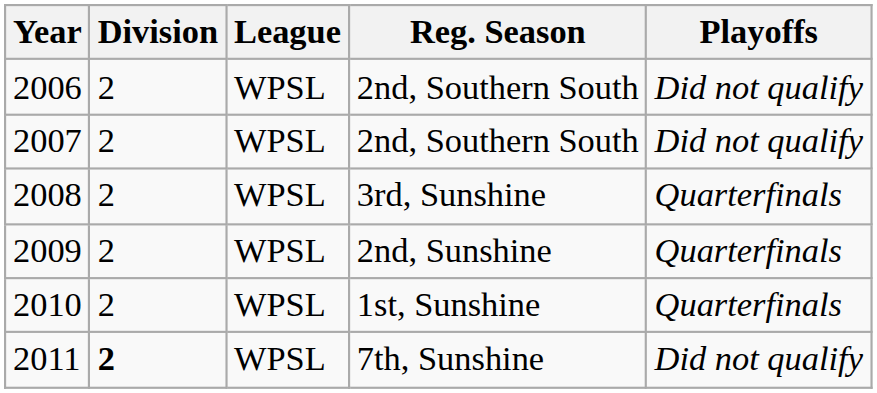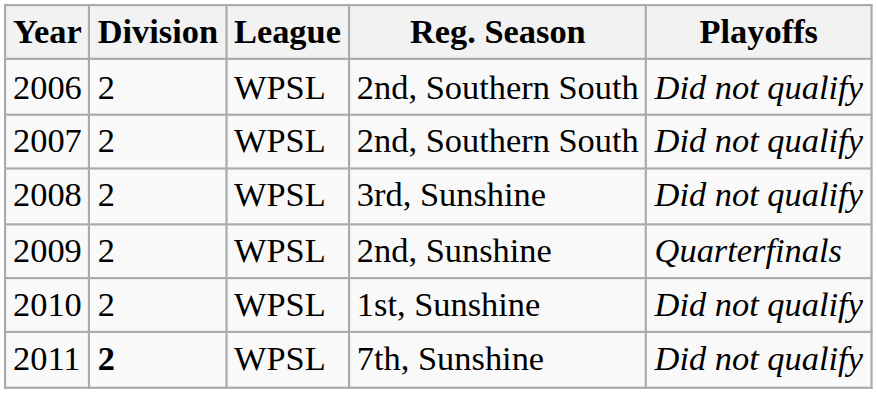(748, 195) Quarterfinals -> (759, 195) Did not qualify
(748, 304) Quarterfinals -> (759, 304) Did not qualify
